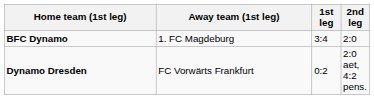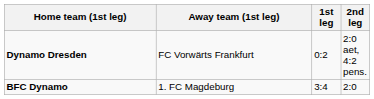rows swapped: (47, 70) <-> (37, 38)
